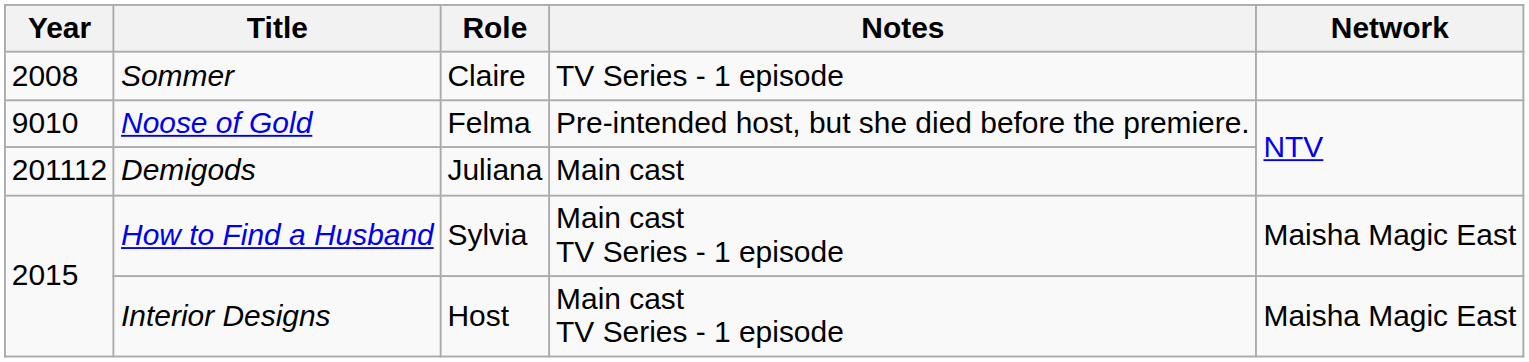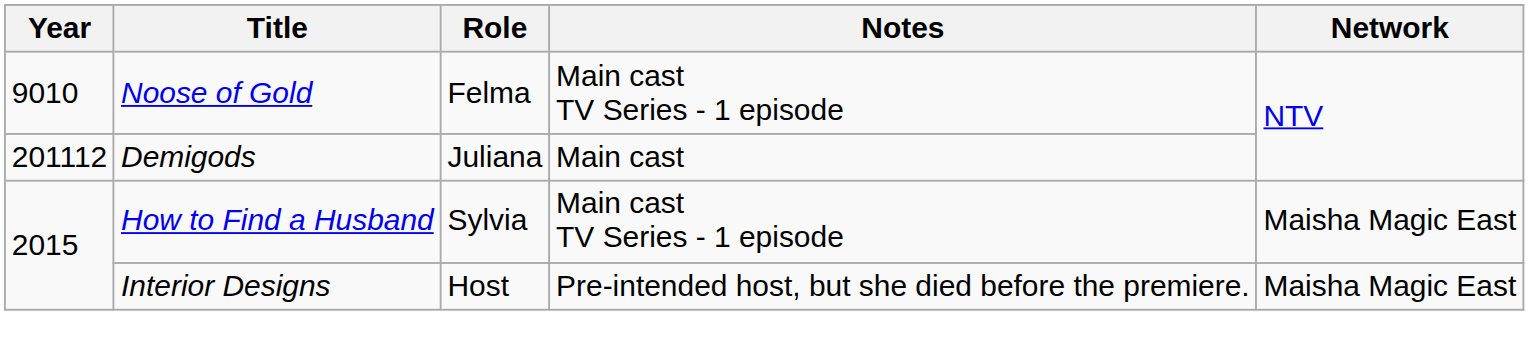- row: (178, 75)
(903, 123) Pre-intended host, but she died before the premiere. -> (700, 92) Main cast TV Series - 1 episode
(700, 315) Main cast TV Series - 1 episode -> (903, 285) Pre-intended host, but she died before the premiere.
